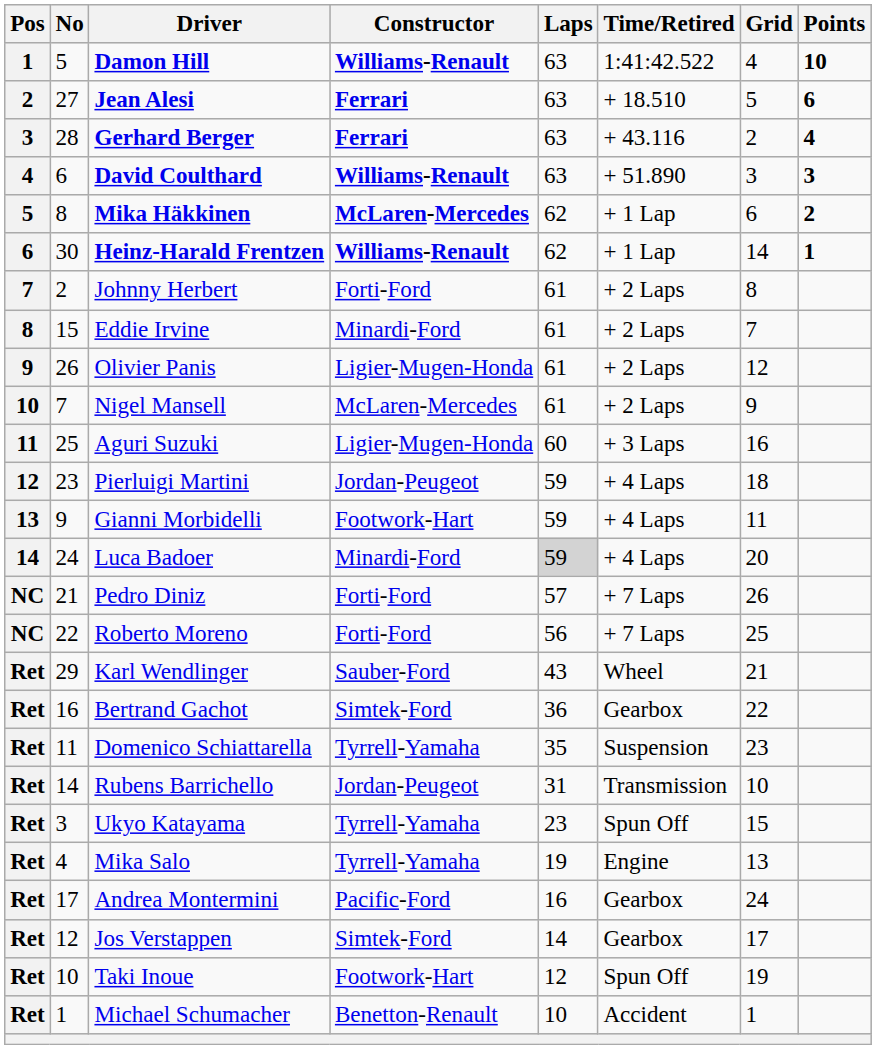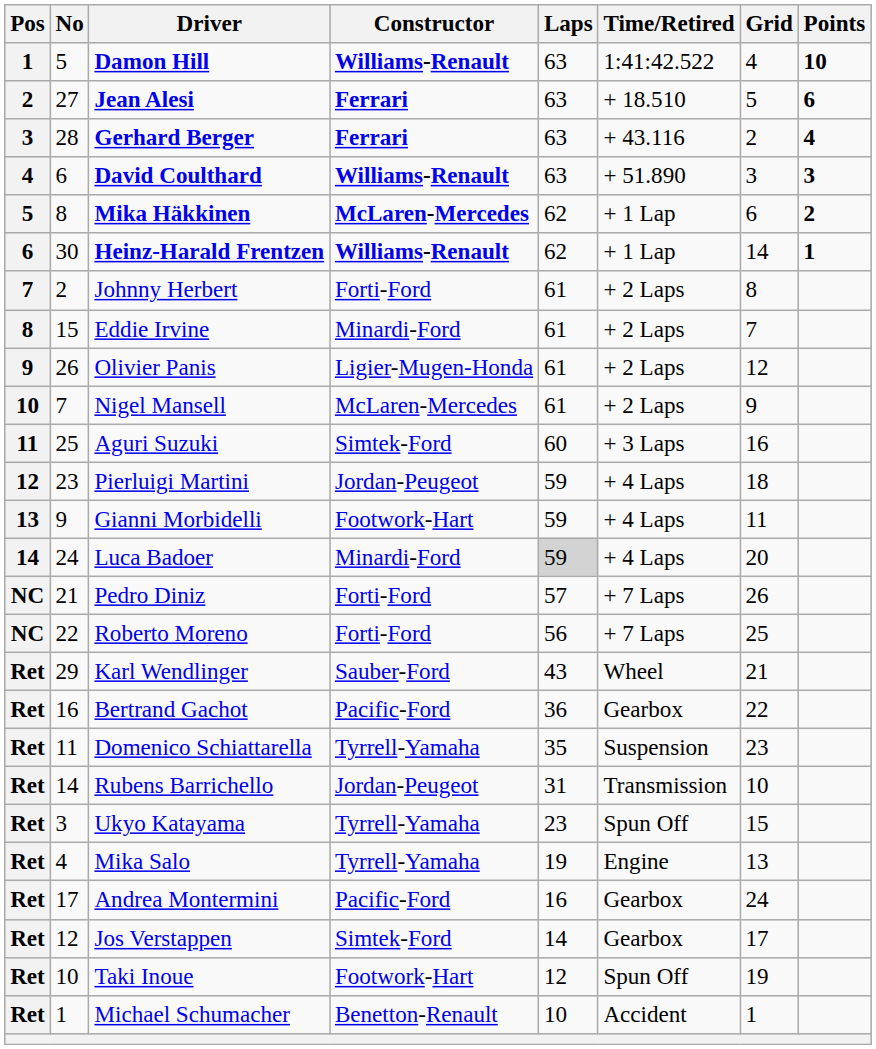(434, 442) Ligier-Mugen-Honda -> (393, 442) Simtek-Ford
(393, 709) Simtek-Ford -> (393, 709) Pacific-Ford
